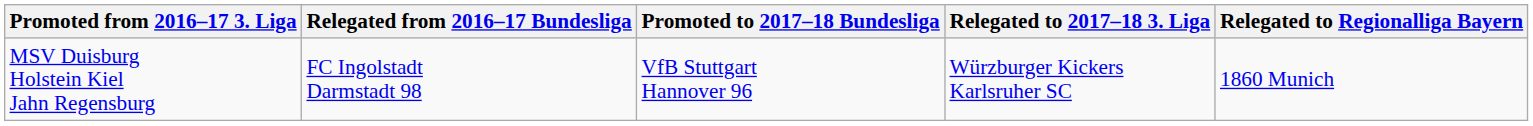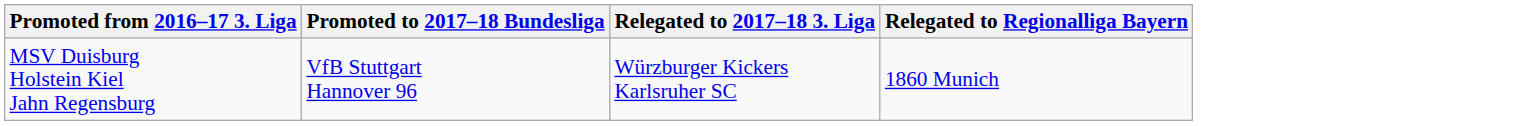- column: (469, 21)
